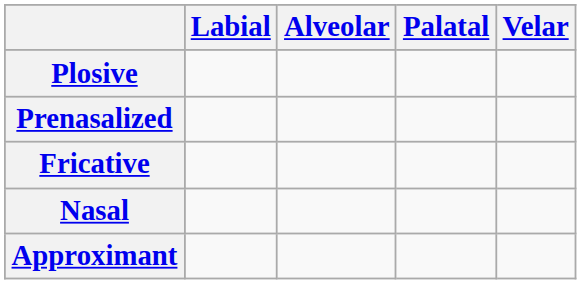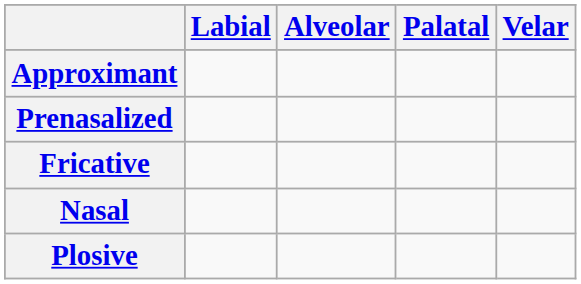rows swapped: (94, 73) <-> (94, 255)
